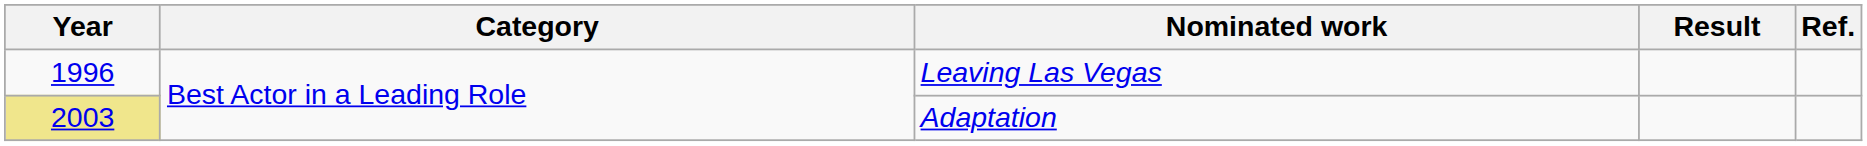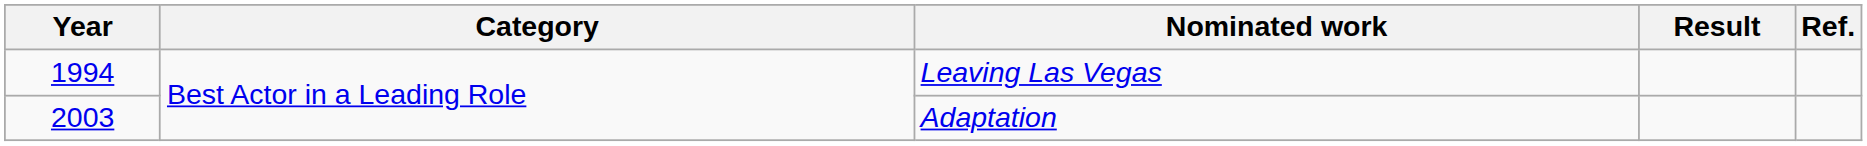(83, 72) 1996 -> (83, 72) 1994
(83, 117) khaki background -> (83, 117) no background
